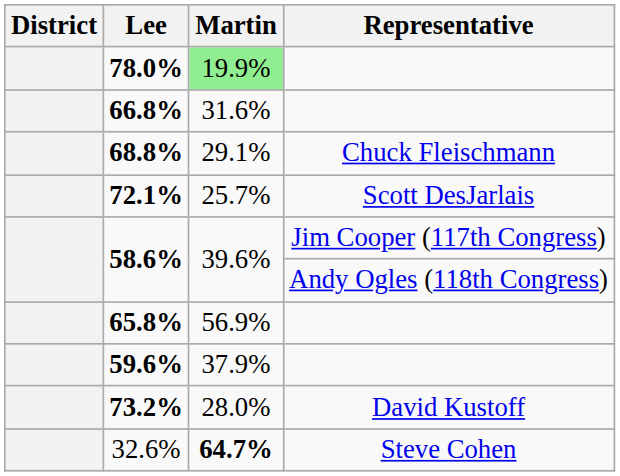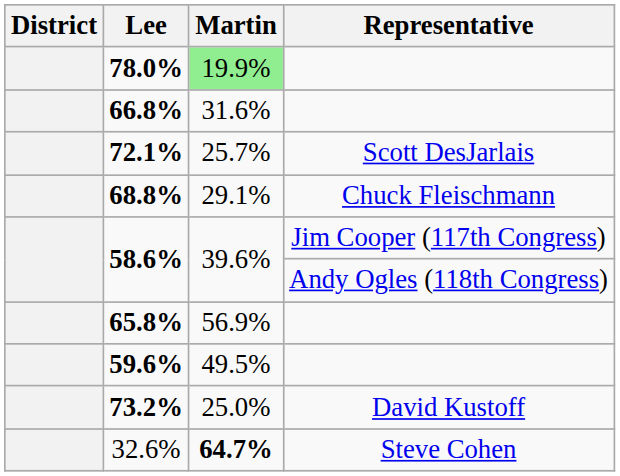rows swapped: (146, 152) <-> (146, 195)
(236, 364) 37.9% -> (236, 364) 49.5%
(236, 407) 28.0% -> (236, 407) 25.0%
